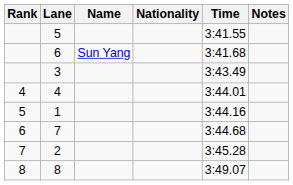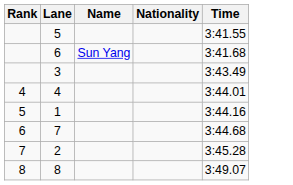- column: (269, 14)
